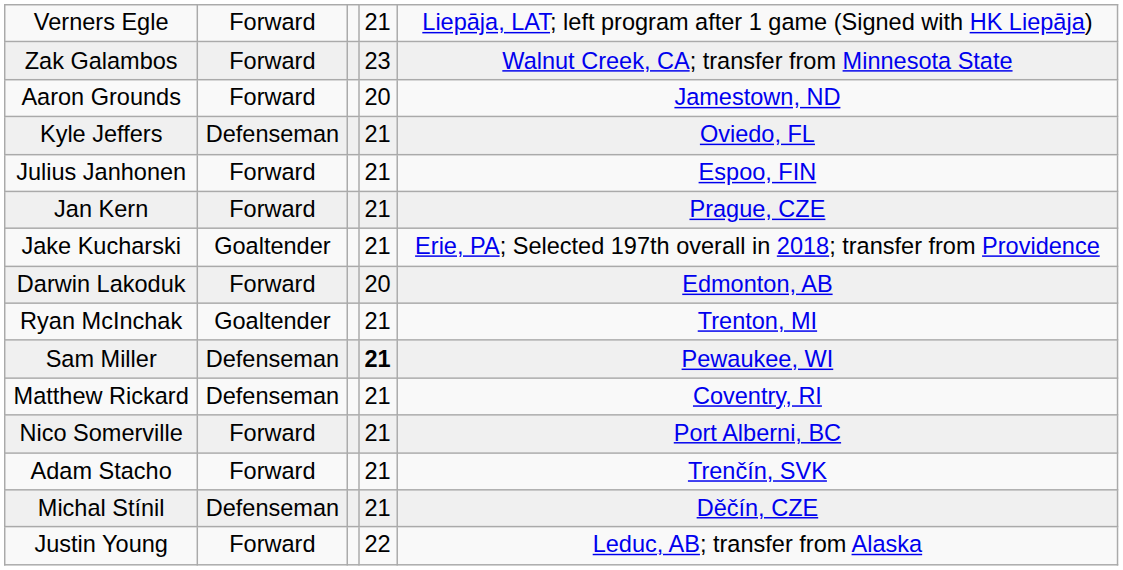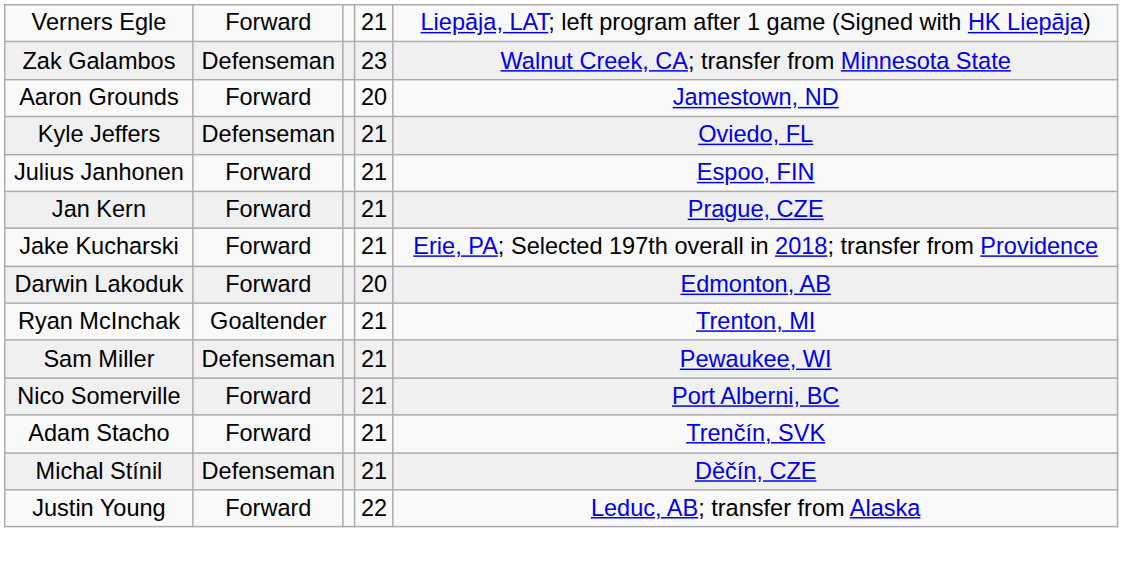(272, 60) Forward -> (268, 60) Defenseman
(272, 246) Goaltender -> (268, 246) Forward
(378, 358) bold -> (374, 358) normal
- row: (101, 396)
